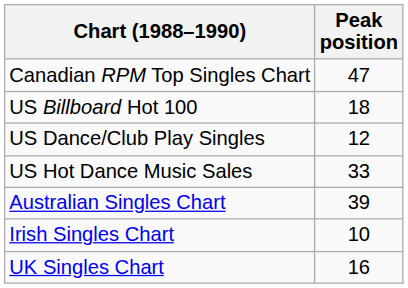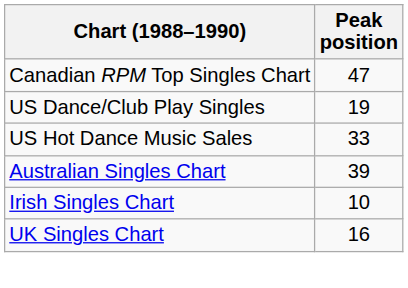- row: (103, 107)
(359, 139) 12 -> (359, 107) 19
